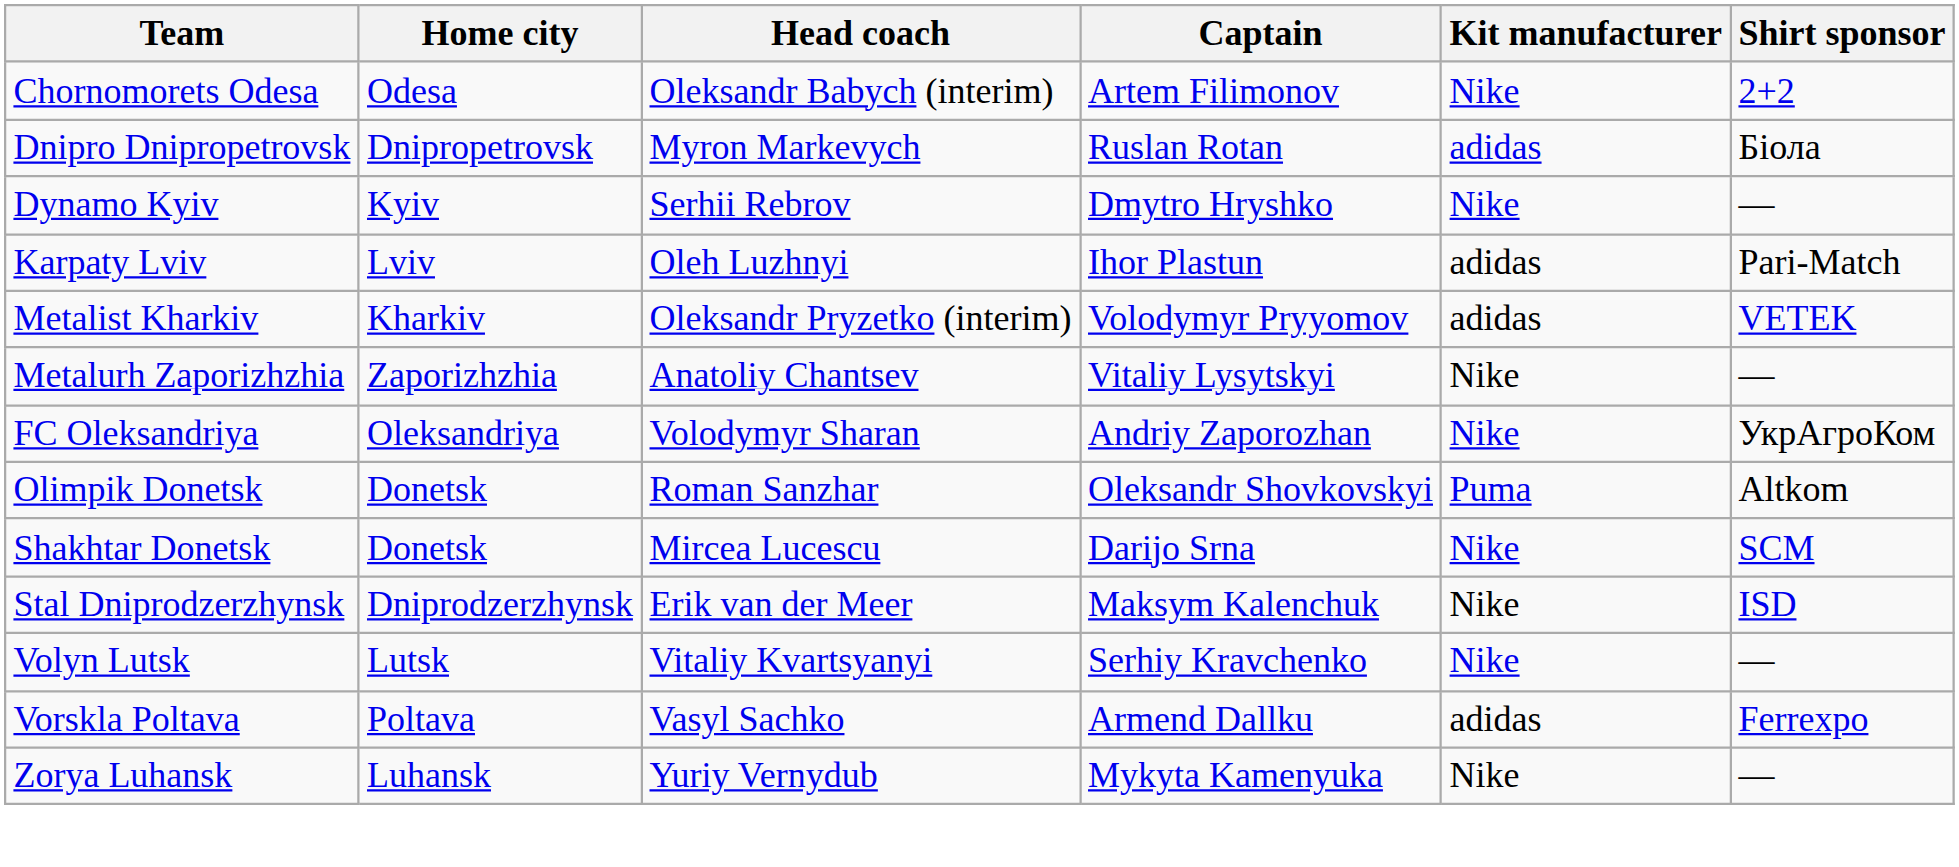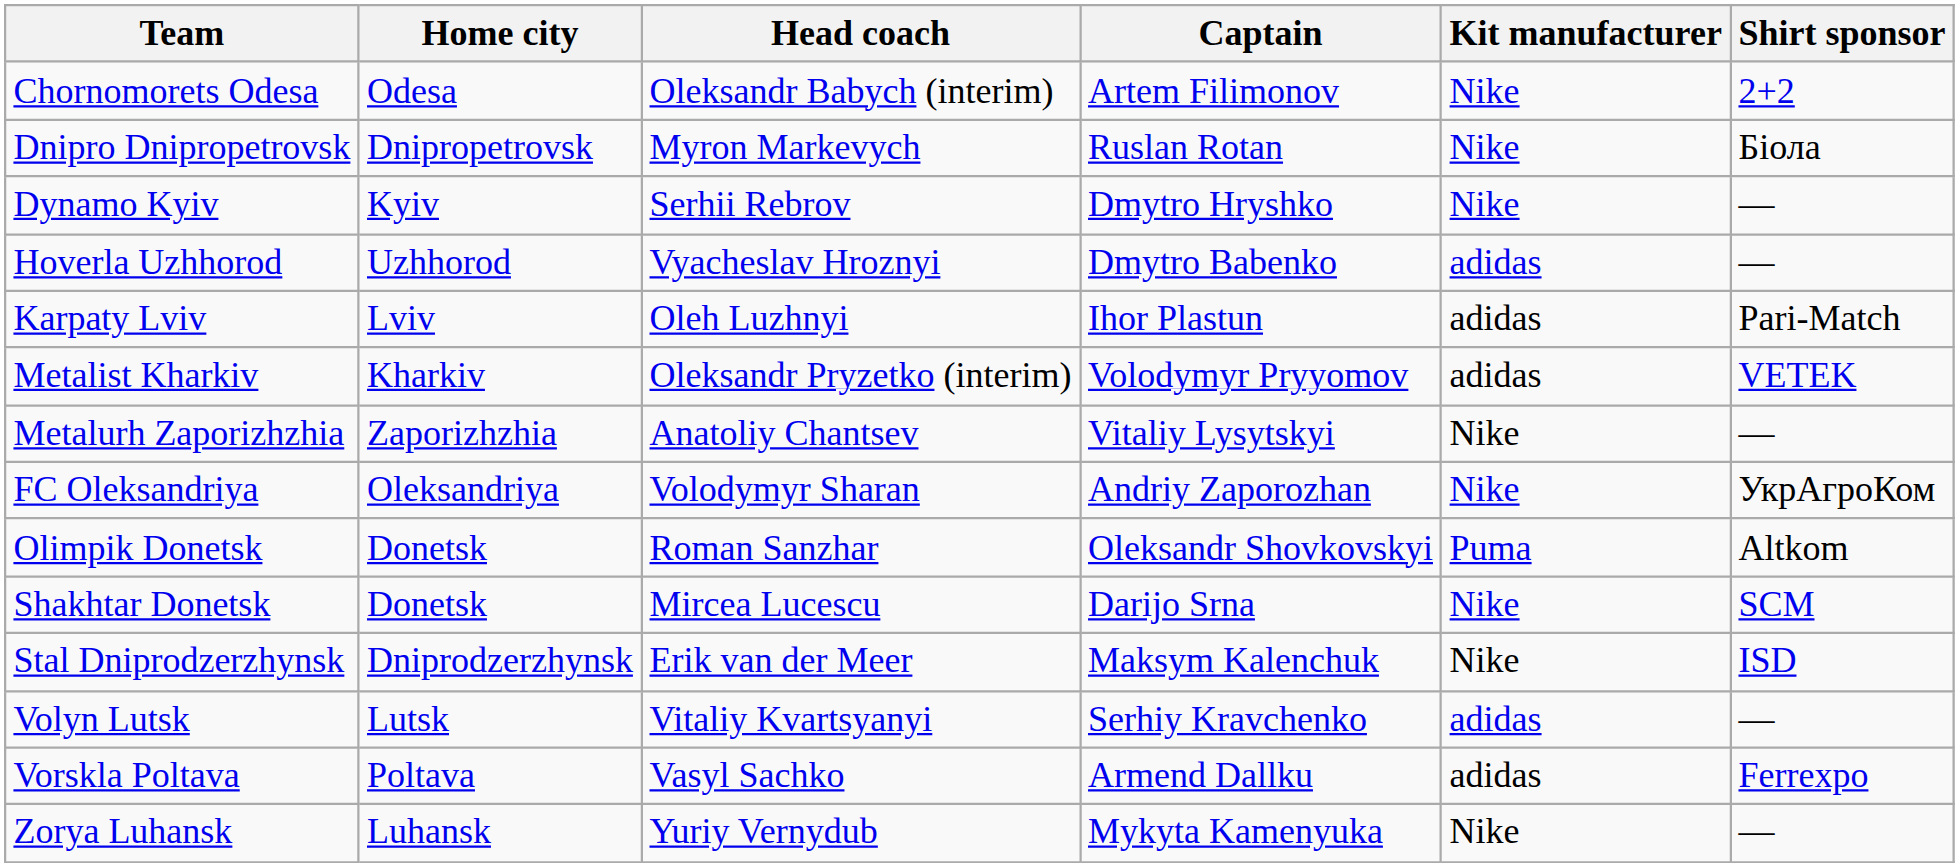(1496, 147) adidas -> (1485, 147) Nike
+ row: (148, 261)
(1485, 661) Nike -> (1496, 718) adidas
